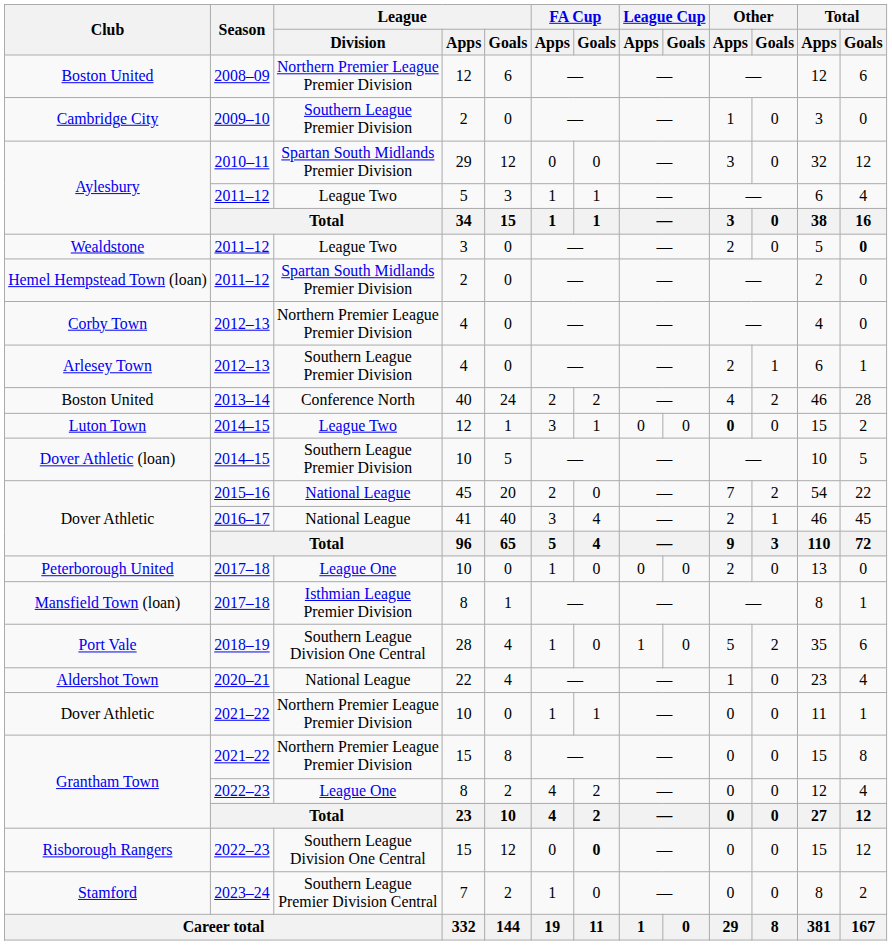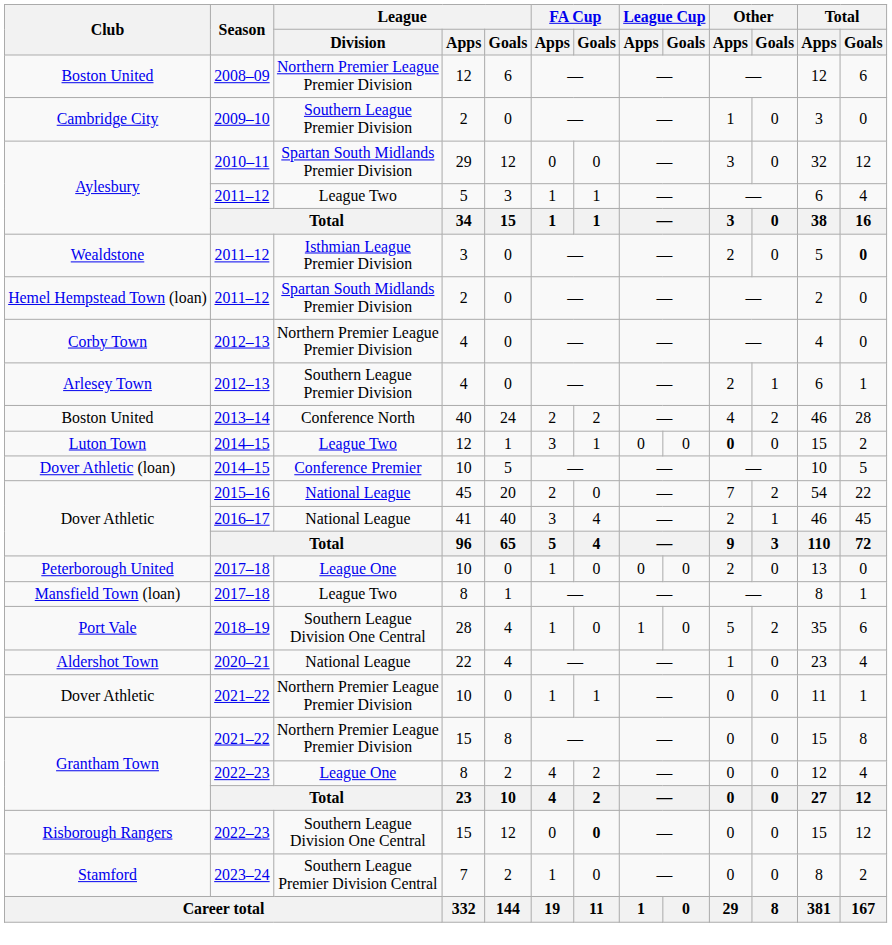(358, 246) League Two -> (358, 255) Isthmian League Premier Division
(358, 459) Southern League Premier Division -> (358, 468) Conference Premier
(358, 602) Isthmian League Premier Division -> (358, 593) League Two
